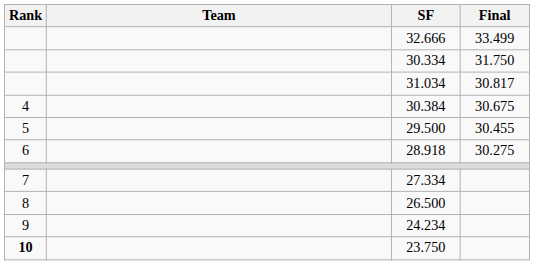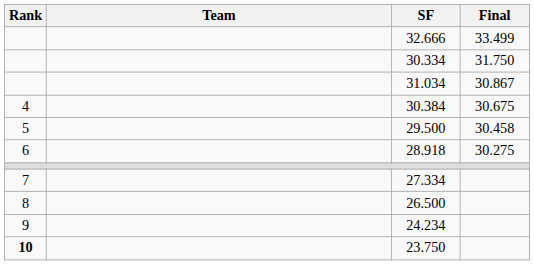(495, 83) 30.817 -> (495, 83) 30.867
(495, 128) 30.455 -> (495, 128) 30.458
